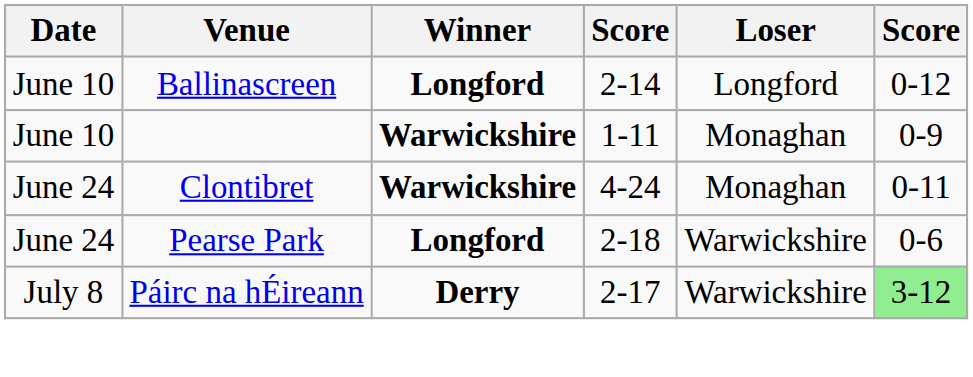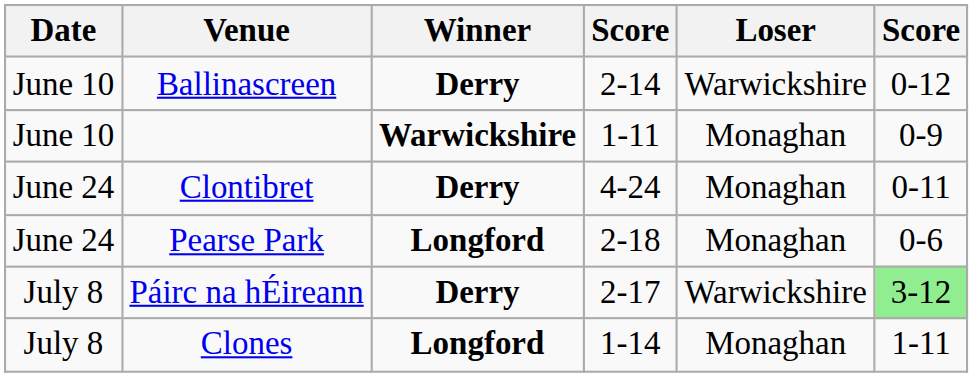(477, 82) Longford -> (477, 82) Derry
(776, 82) Longford -> (776, 82) Warwickshire
(477, 187) Warwickshire -> (477, 187) Derry
(776, 239) Warwickshire -> (776, 239) Monaghan
+ row: (247, 344)
